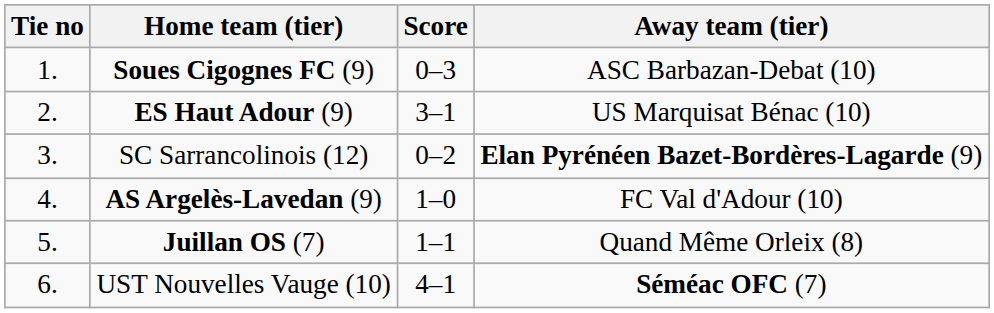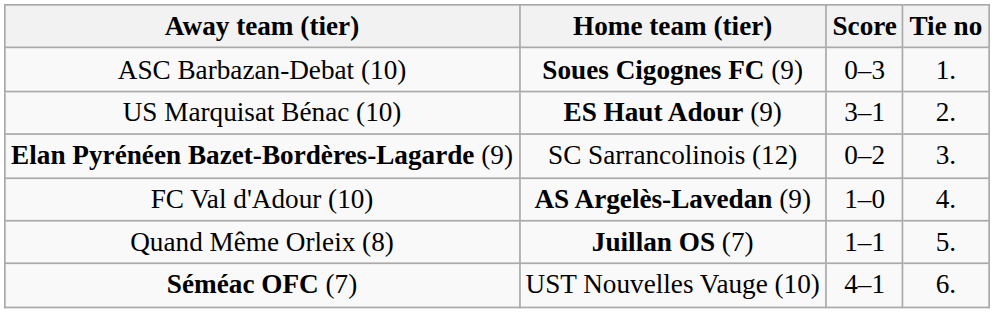columns swapped: (48, 26) <-> (731, 26)
